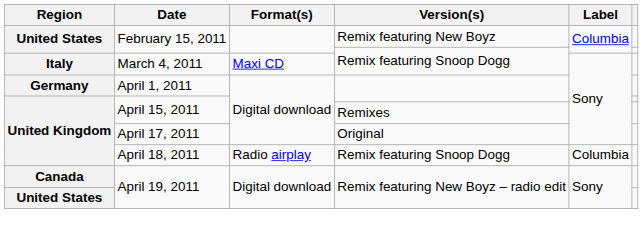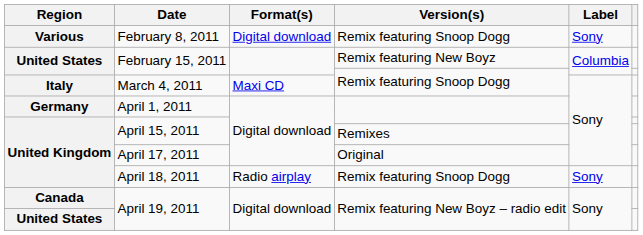+ row: (168, 36)
(601, 155) Columbia -> (587, 176) Sony
